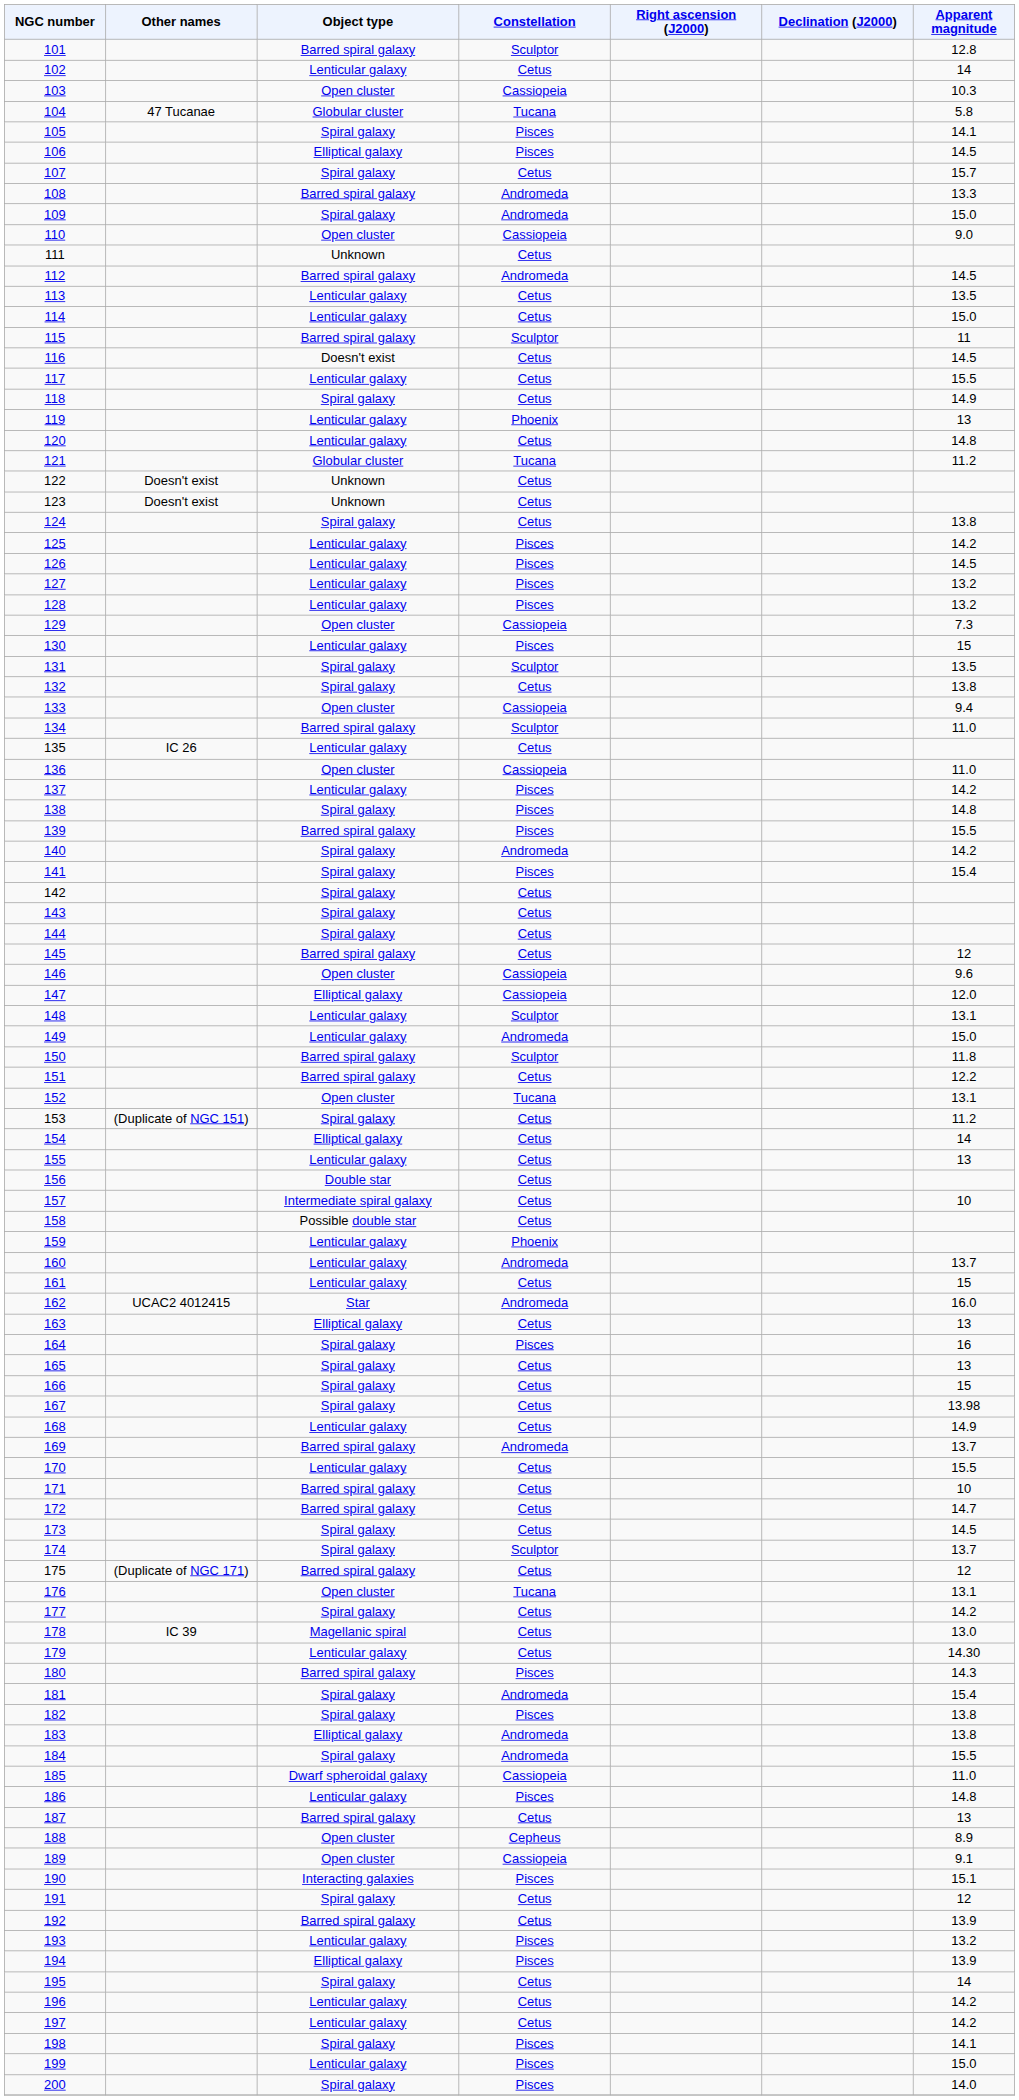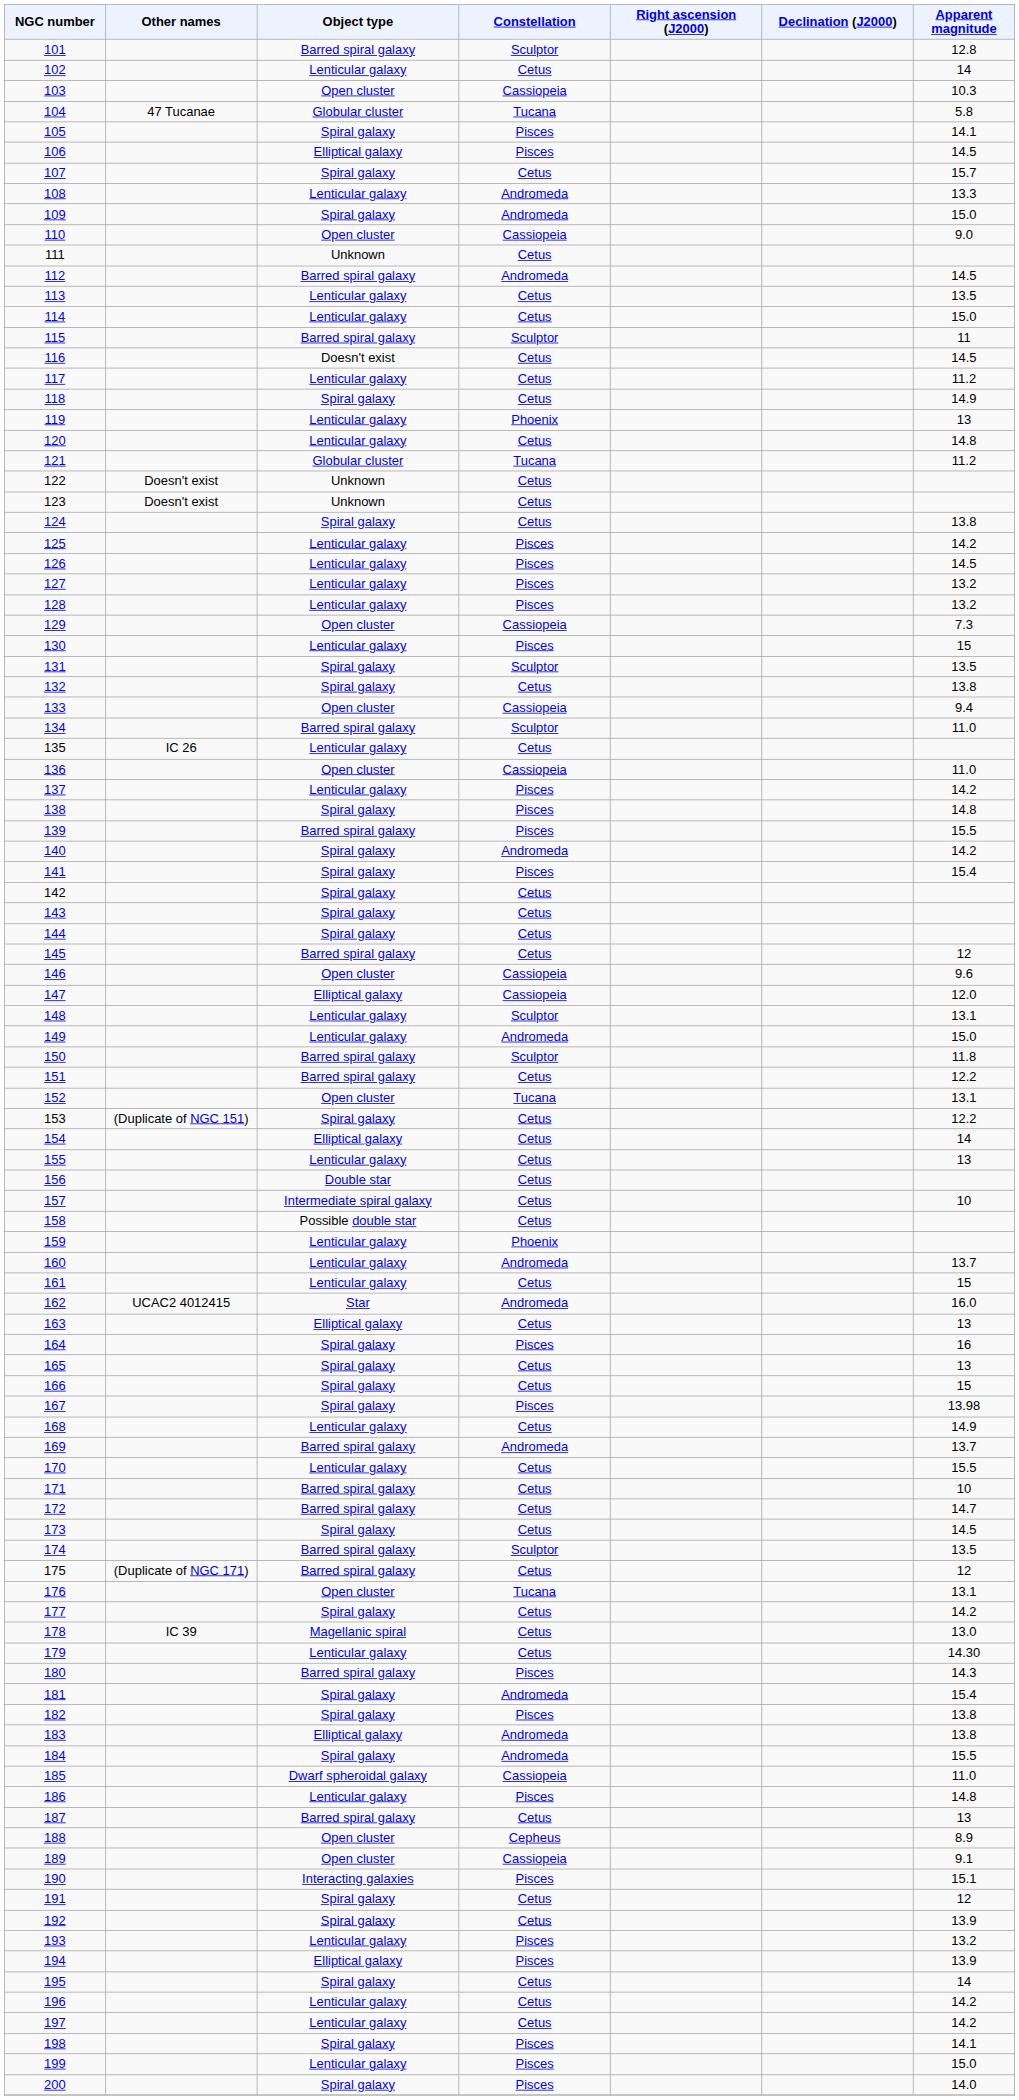(358, 193) Barred spiral galaxy -> (358, 193) Lenticular galaxy
(964, 378) 15.5 -> (964, 378) 11.2
(964, 1118) 11.2 -> (964, 1118) 12.2
(535, 1406) Cetus -> (535, 1406) Pisces
(358, 1550) Spiral galaxy -> (358, 1550) Barred spiral galaxy
(964, 1550) 13.7 -> (964, 1550) 13.5
(358, 1920) Barred spiral galaxy -> (358, 1920) Spiral galaxy
